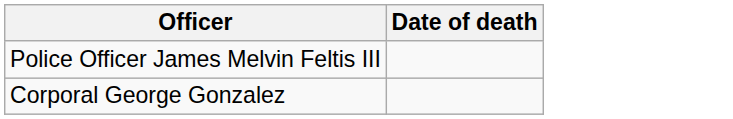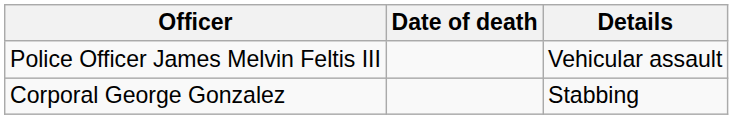+ column: (635, 22)
